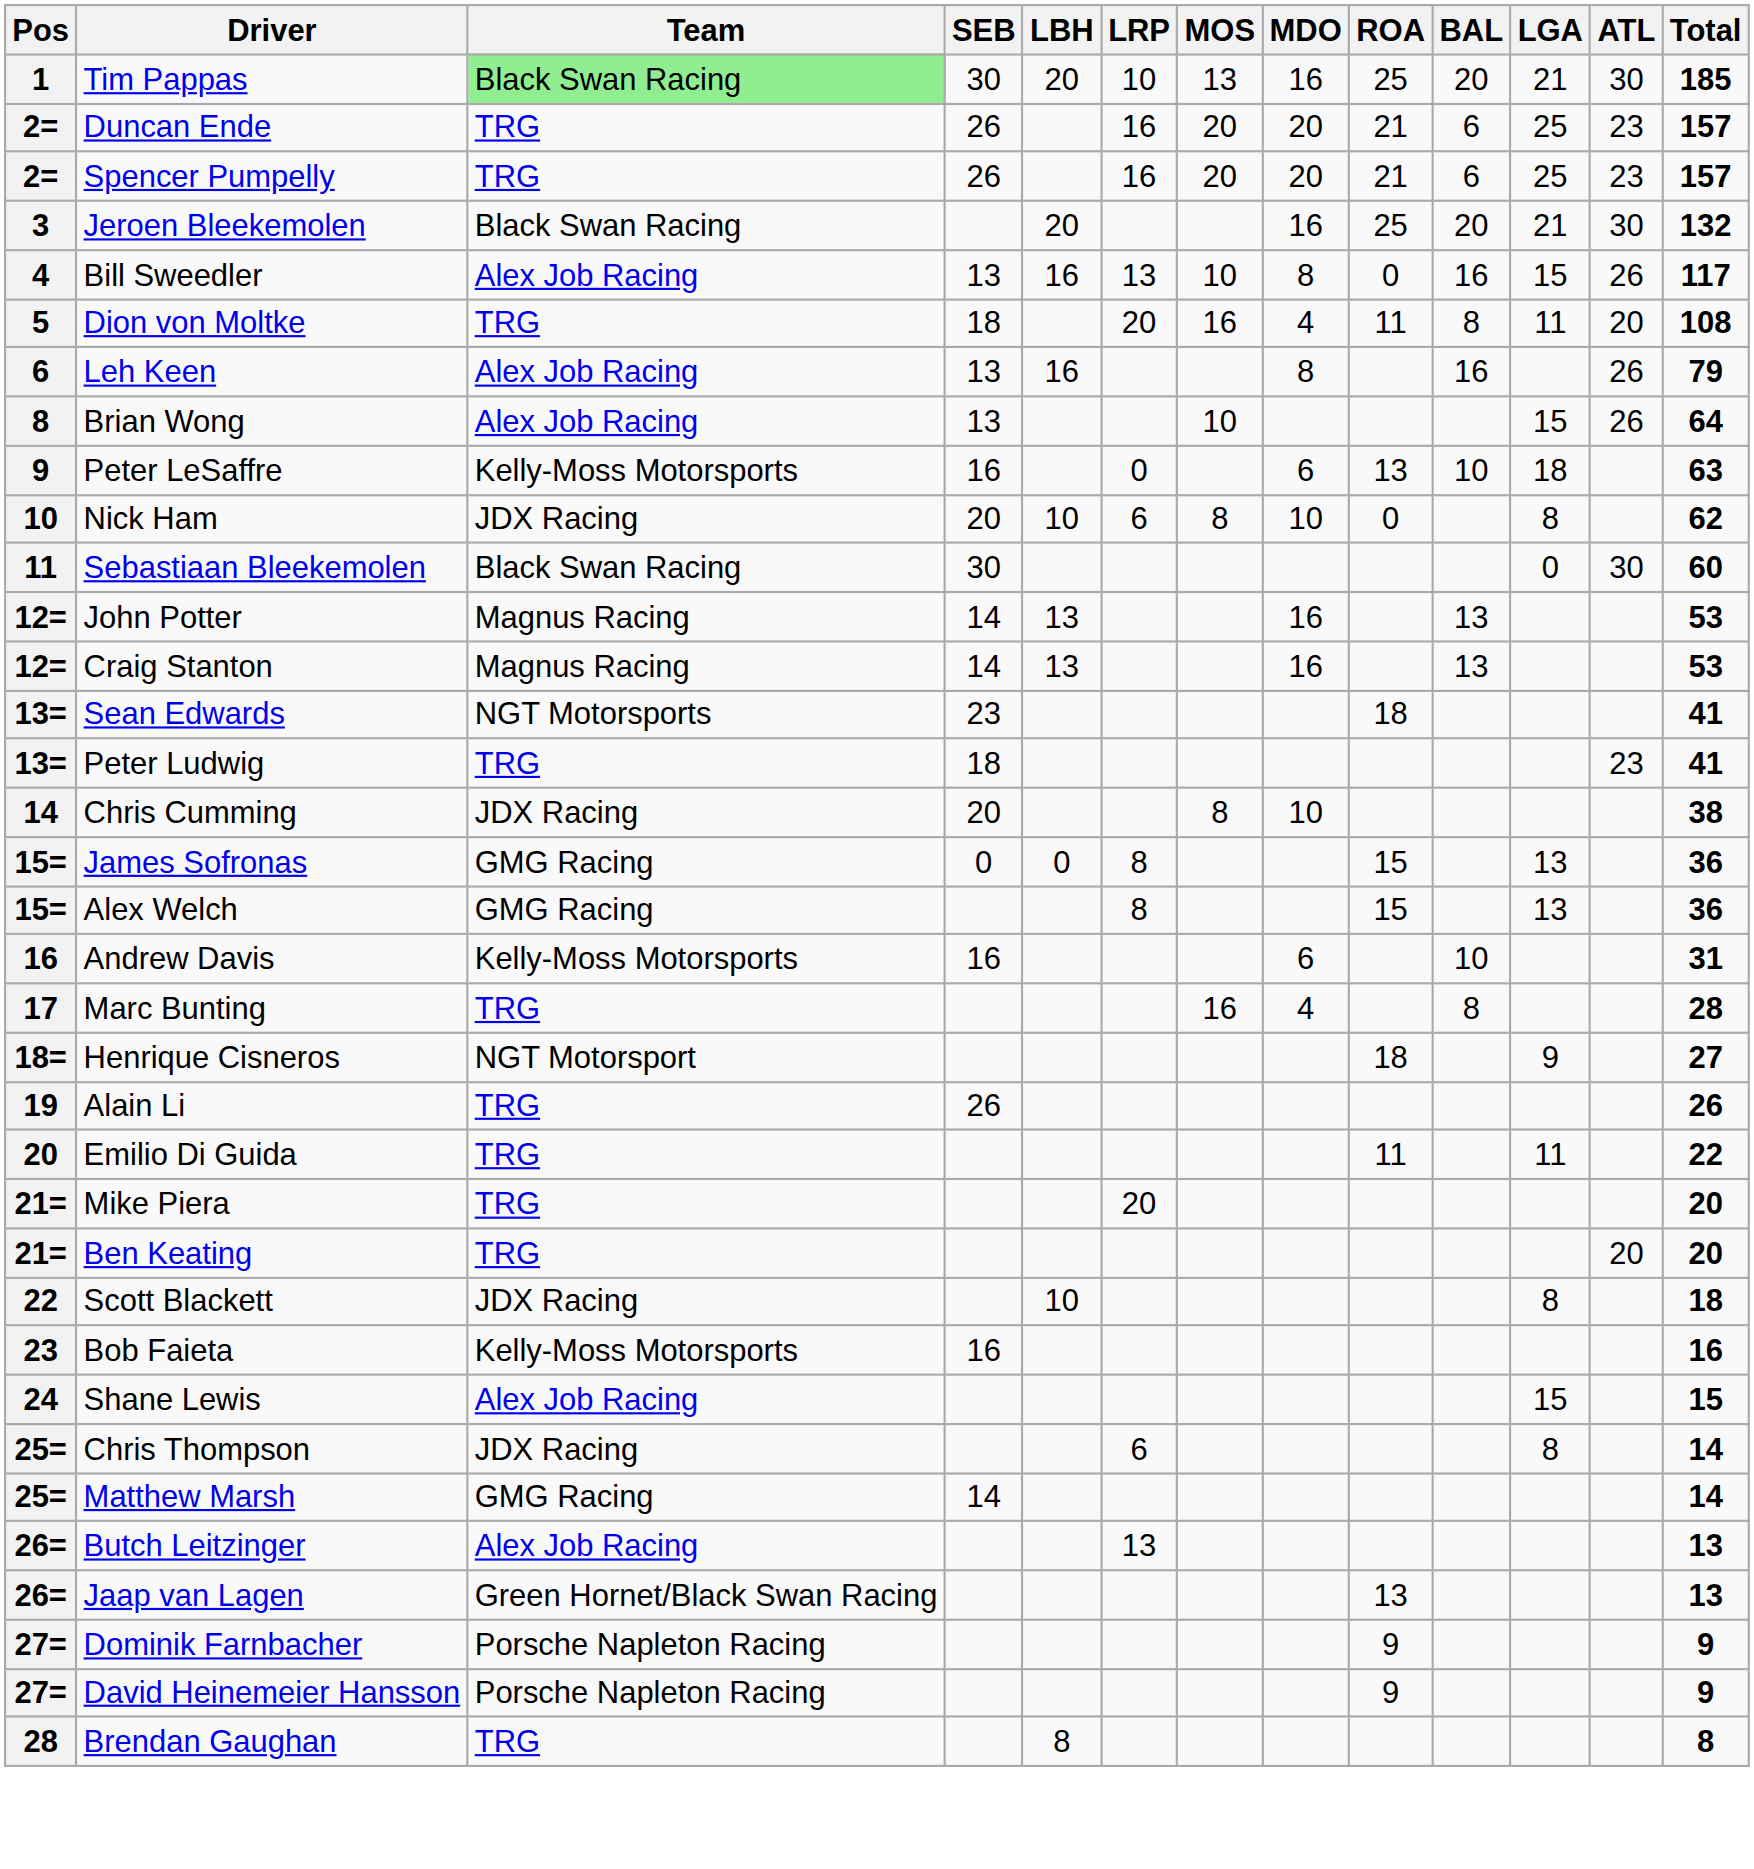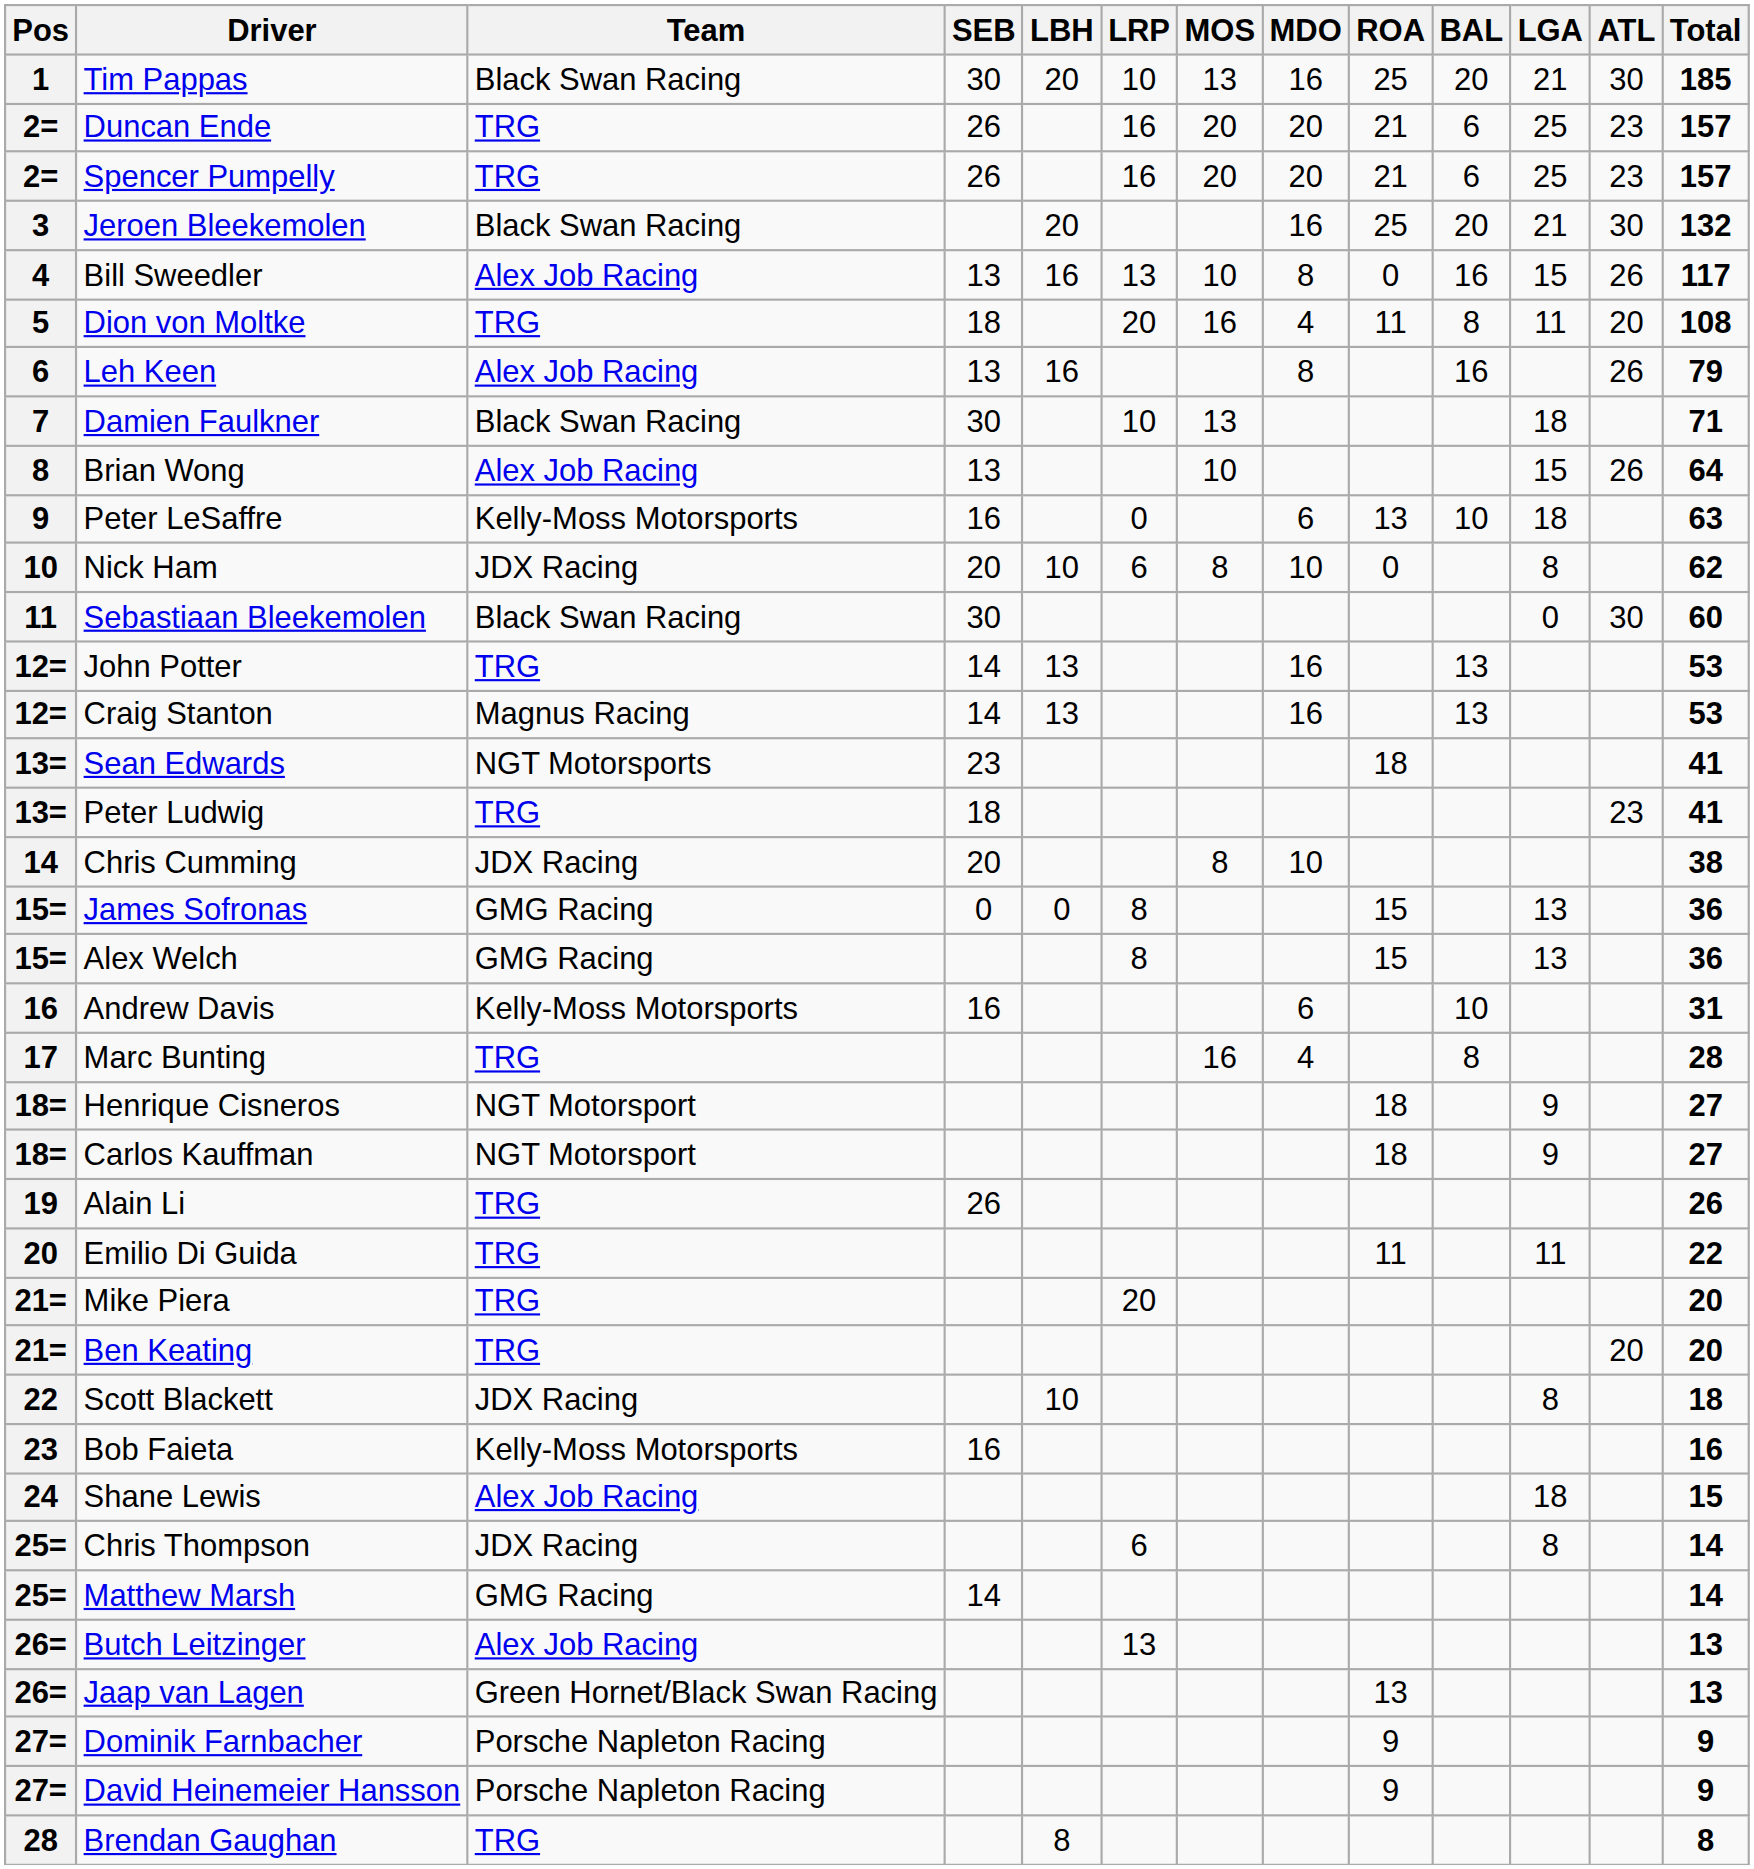(608, 79) lightgreen background -> (608, 79) no background
+ row: (201, 421)
(582, 617) Magnus Racing -> (507, 666) TRG
+ row: (199, 1155)
(1550, 1399) 15 -> (1550, 1497) 18
